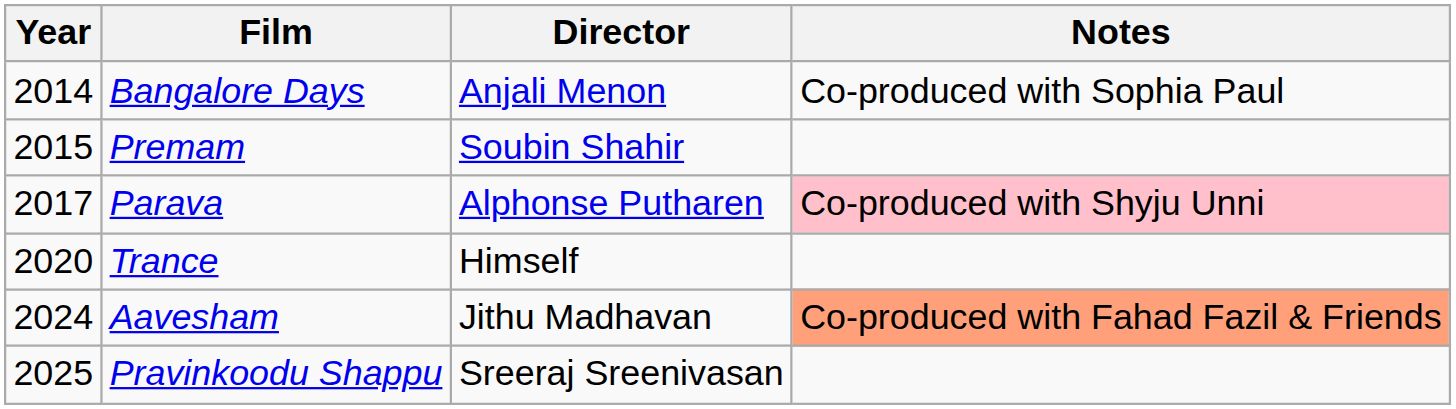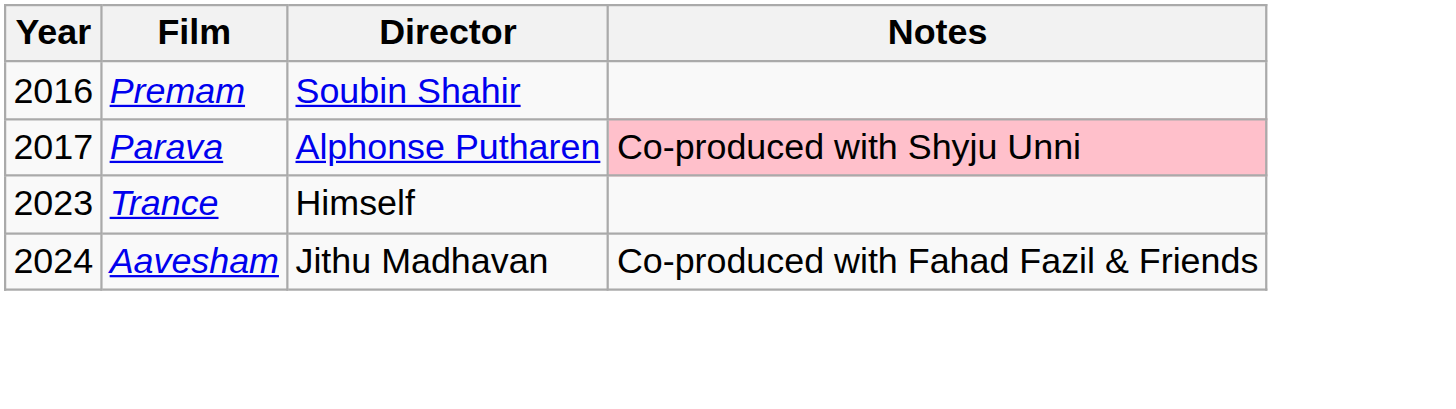- row: (237, 89)
(53, 146) 2015 -> (53, 89) 2016
(53, 260) 2020 -> (53, 203) 2023
(1121, 317) lightsalmon background -> (938, 260) no background
- row: (276, 373)
